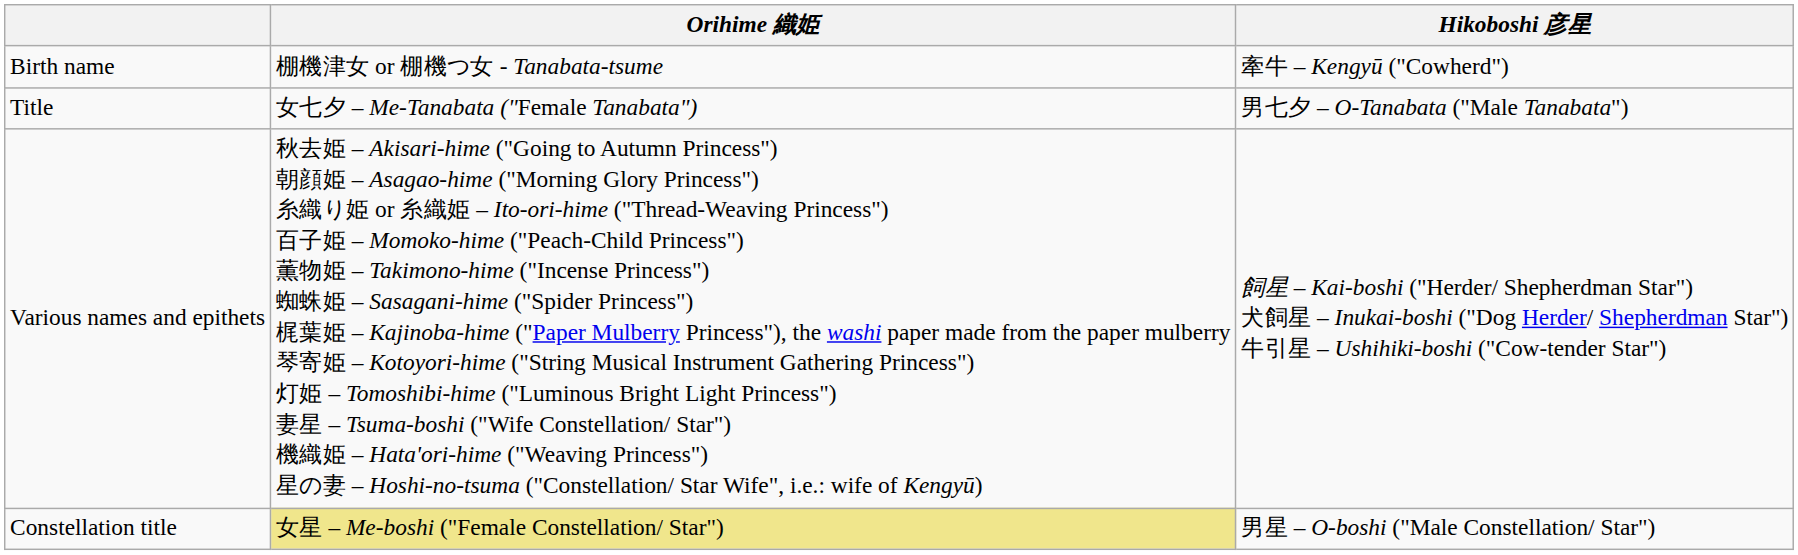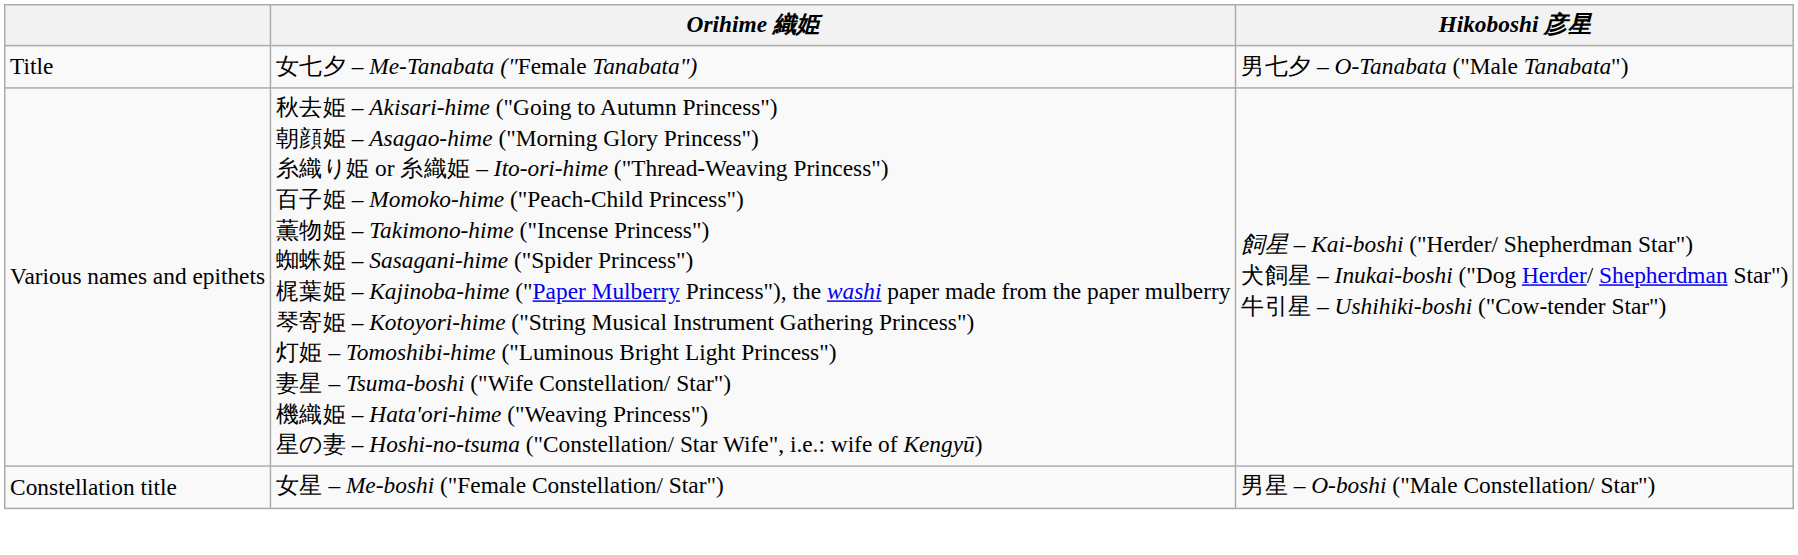- row: (62, 66)
(500, 527) khaki background -> (500, 486) no background
